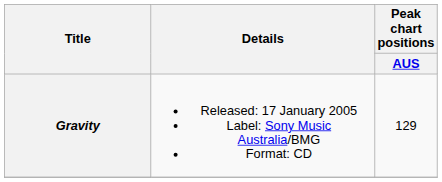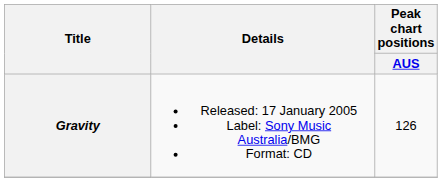(406, 125) 129 -> (406, 125) 126
